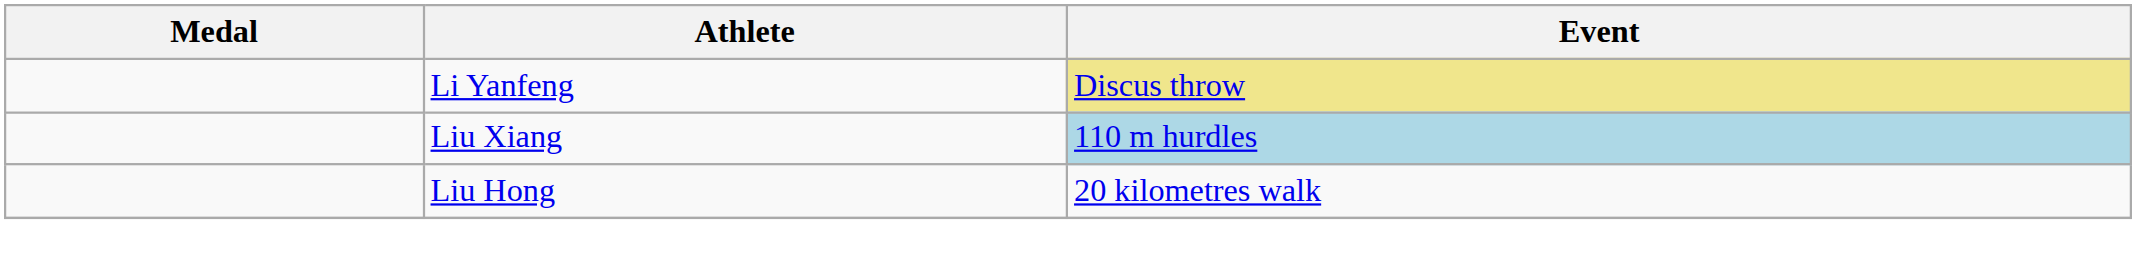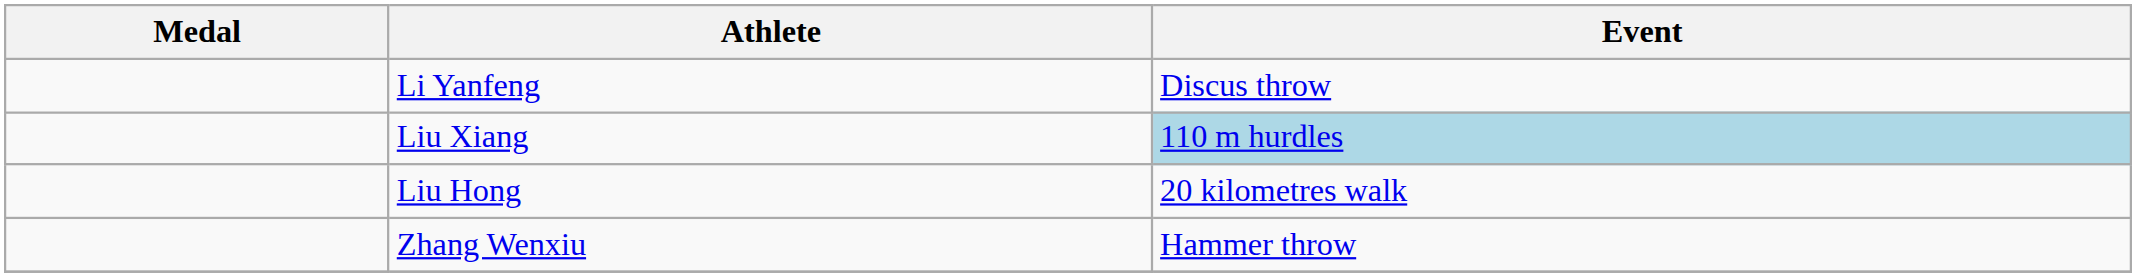(1160, 84) khaki background -> (1246, 84) no background
+ row: (491, 244)
